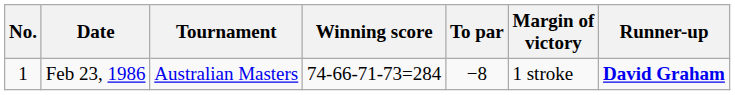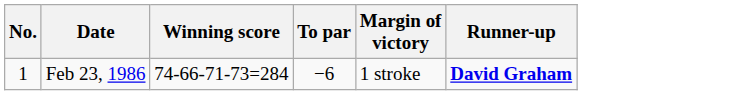- column: (226, 31)
(477, 74) −8 -> (324, 74) −6
